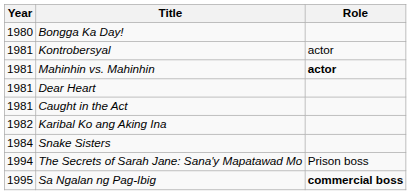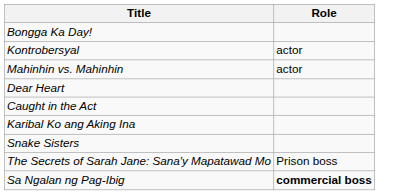- column: (20, 13)
(322, 69) bold -> (289, 69) normal
